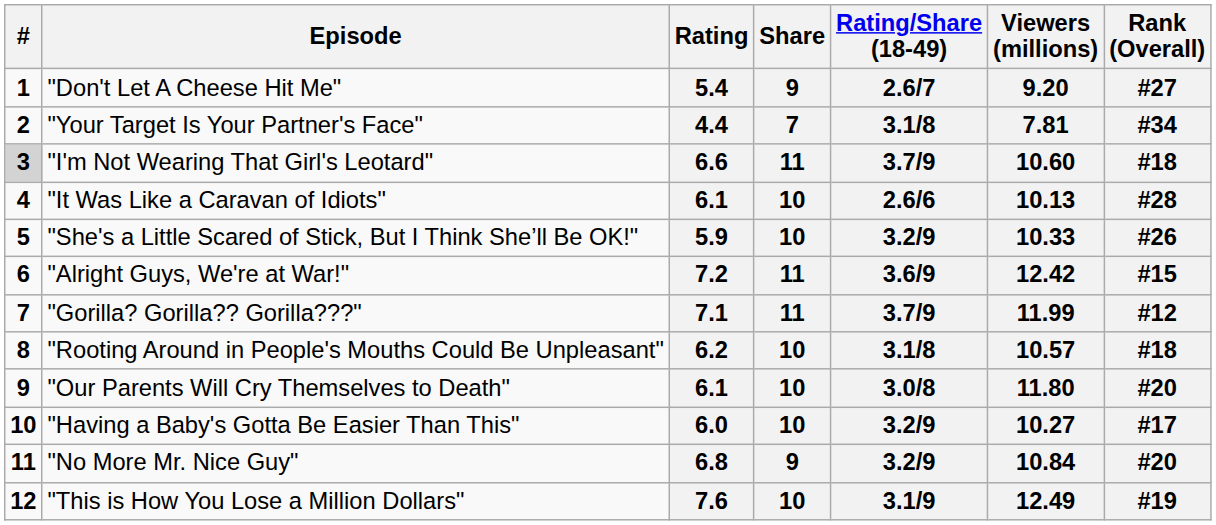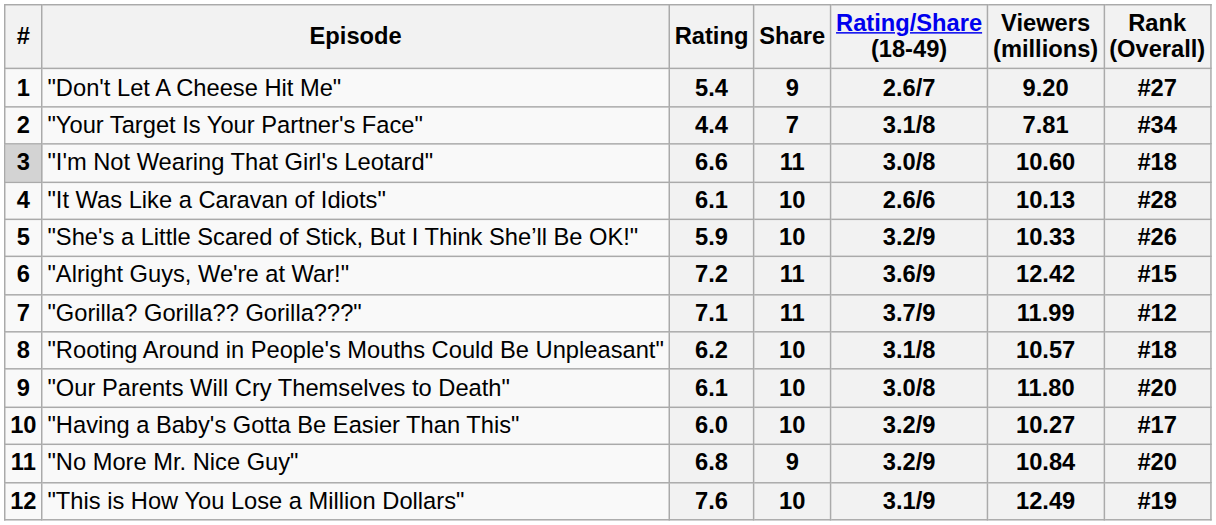(909, 162) 3.7/9 -> (909, 162) 3.0/8
